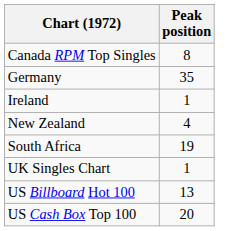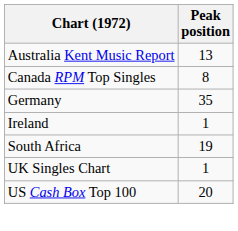+ row: (91, 54)
- row: (46, 123)
- row: (71, 191)
